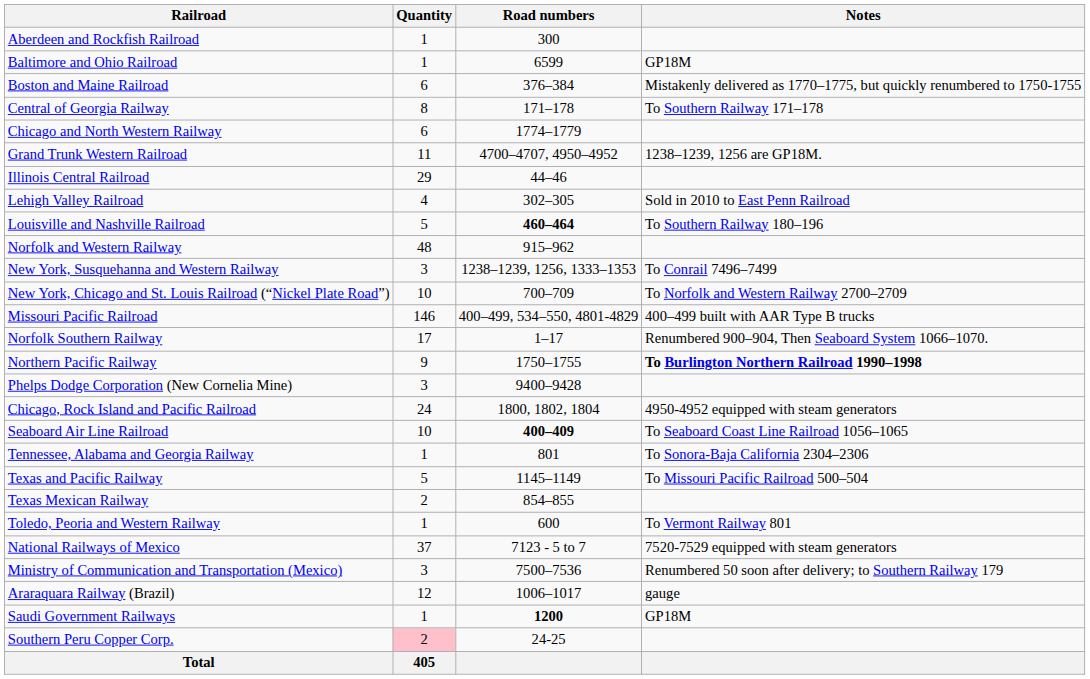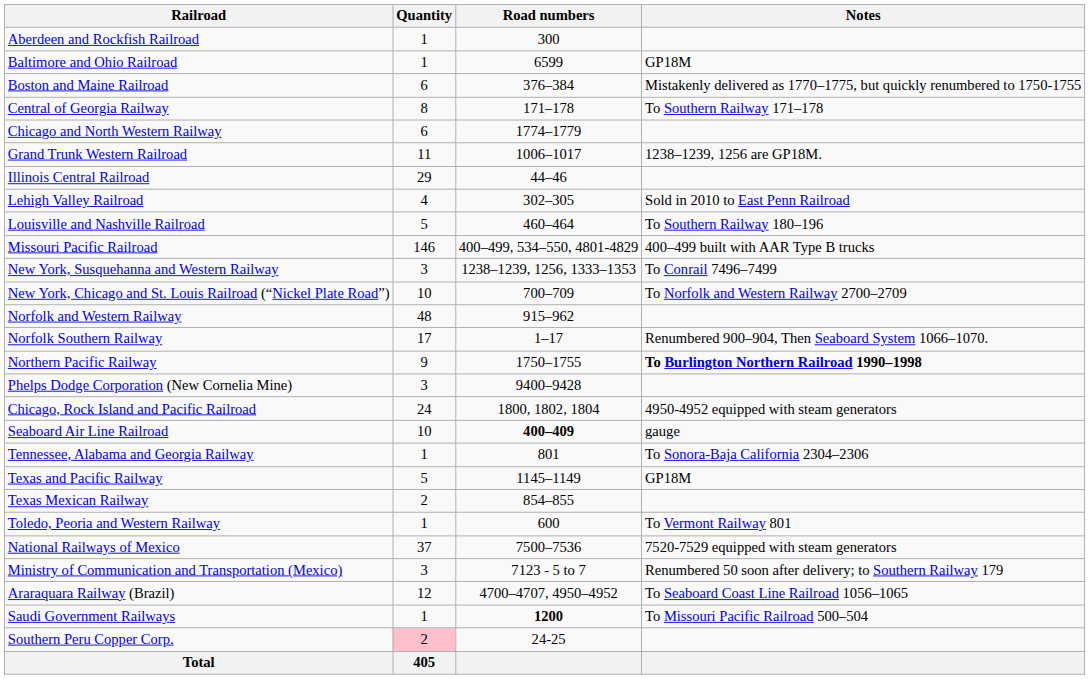(549, 154) 4700–4707, 4950–4952 -> (549, 154) 1006–1017
(549, 223) bold -> (549, 223) normal
rows swapped: (83, 316) <-> (95, 246)
(777, 431) To Seaboard Coast Line Railroad 1056–1065 -> (662, 431) gauge
(757, 477) To Missouri Pacific Railroad 500–504 -> (668, 477) GP18M
(549, 547) 7123 - 5 to 7 -> (549, 547) 7500–7536
(549, 570) 7500–7536 -> (549, 570) 7123 - 5 to 7
(549, 593) 1006–1017 -> (549, 593) 4700–4707, 4950–4952
(662, 593) gauge -> (777, 593) To Seaboard Coast Line Railroad 1056–1065
(668, 616) GP18M -> (757, 616) To Missouri Pacific Railroad 500–504
